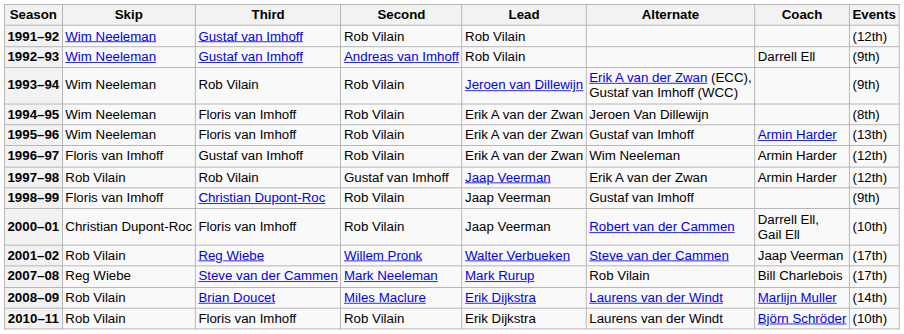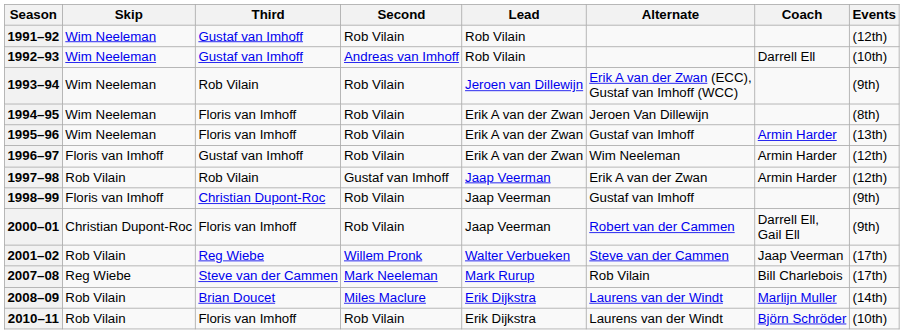(866, 57) (9th) -> (870, 57) (10th)
(870, 226) (10th) -> (866, 226) (9th)
